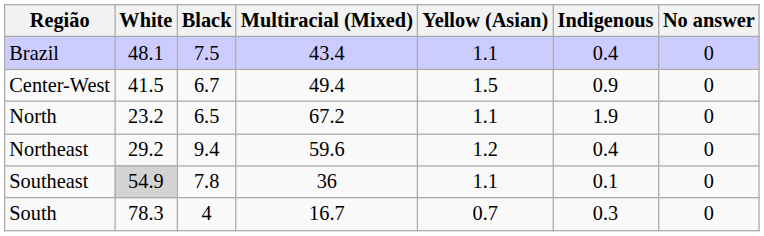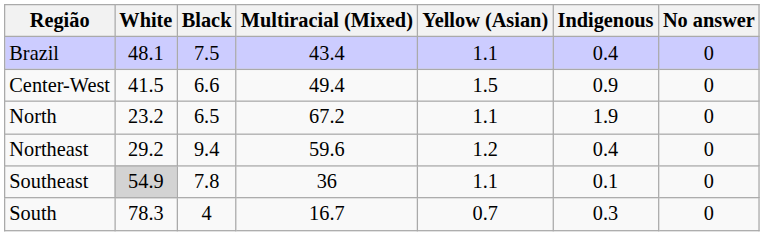(207, 85) 6.7 -> (207, 85) 6.6
